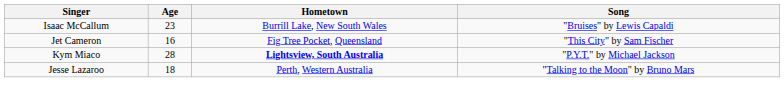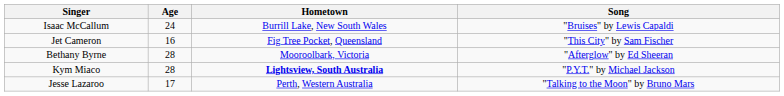(170, 26) 23 -> (170, 26) 24
+ row: (76, 55)
(170, 69) 18 -> (170, 84) 17
